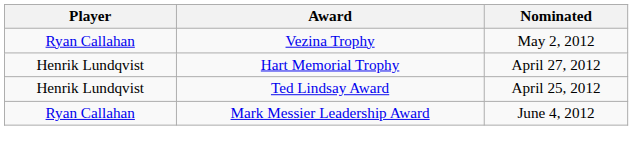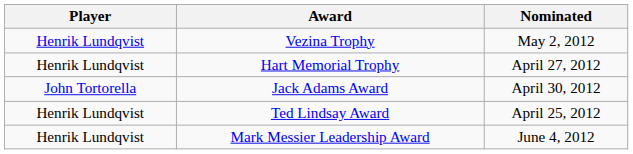(90, 40) Ryan Callahan -> (90, 40) Henrik Lundqvist
+ row: (330, 88)
(90, 112) Ryan Callahan -> (90, 137) Henrik Lundqvist
